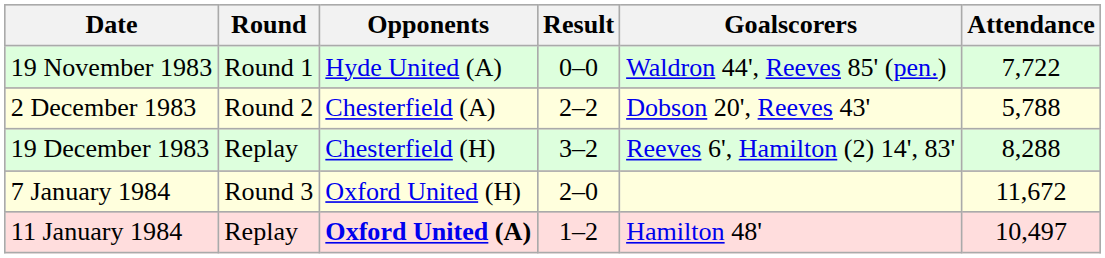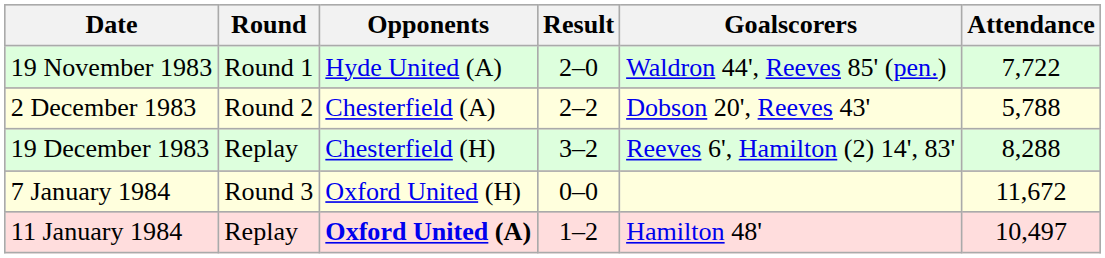(579, 66) 0–0 -> (579, 66) 2–0
(579, 190) 2–0 -> (579, 190) 0–0
